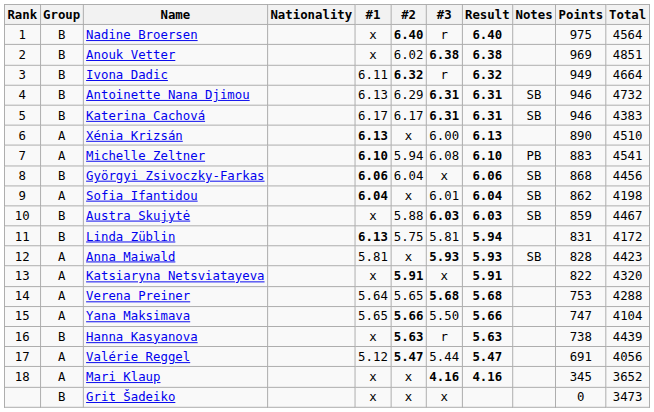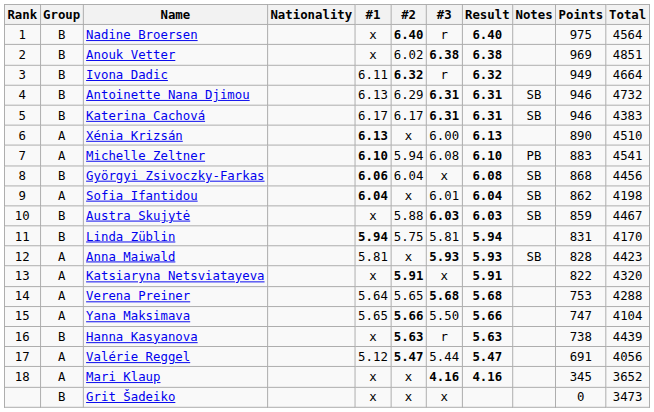(487, 176) 6.06 -> (487, 176) 6.08
(373, 236) 6.13 -> (373, 236) 5.94
(628, 236) 4172 -> (628, 236) 4170
